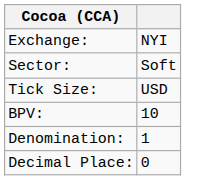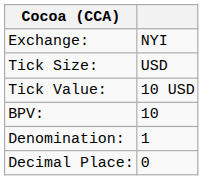- row: (40, 65)
+ row: (57, 90)
